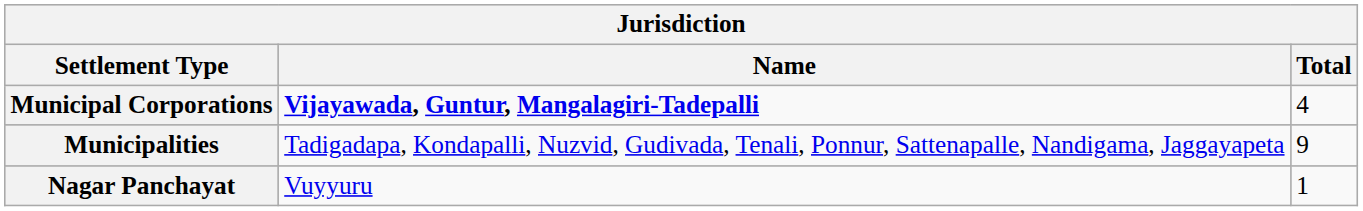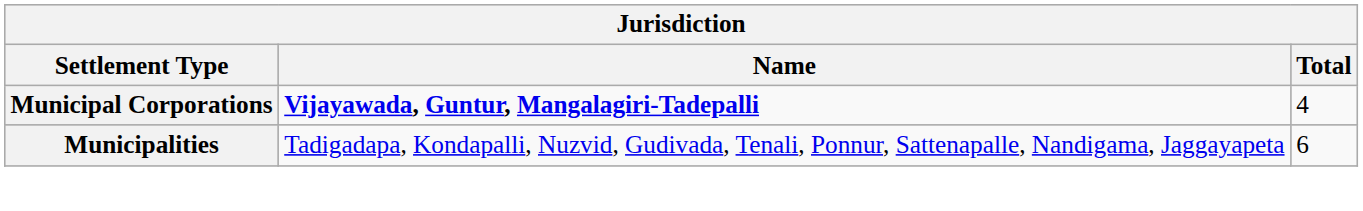(1303, 144) 9 -> (1303, 144) 6
- row: (142, 184)
